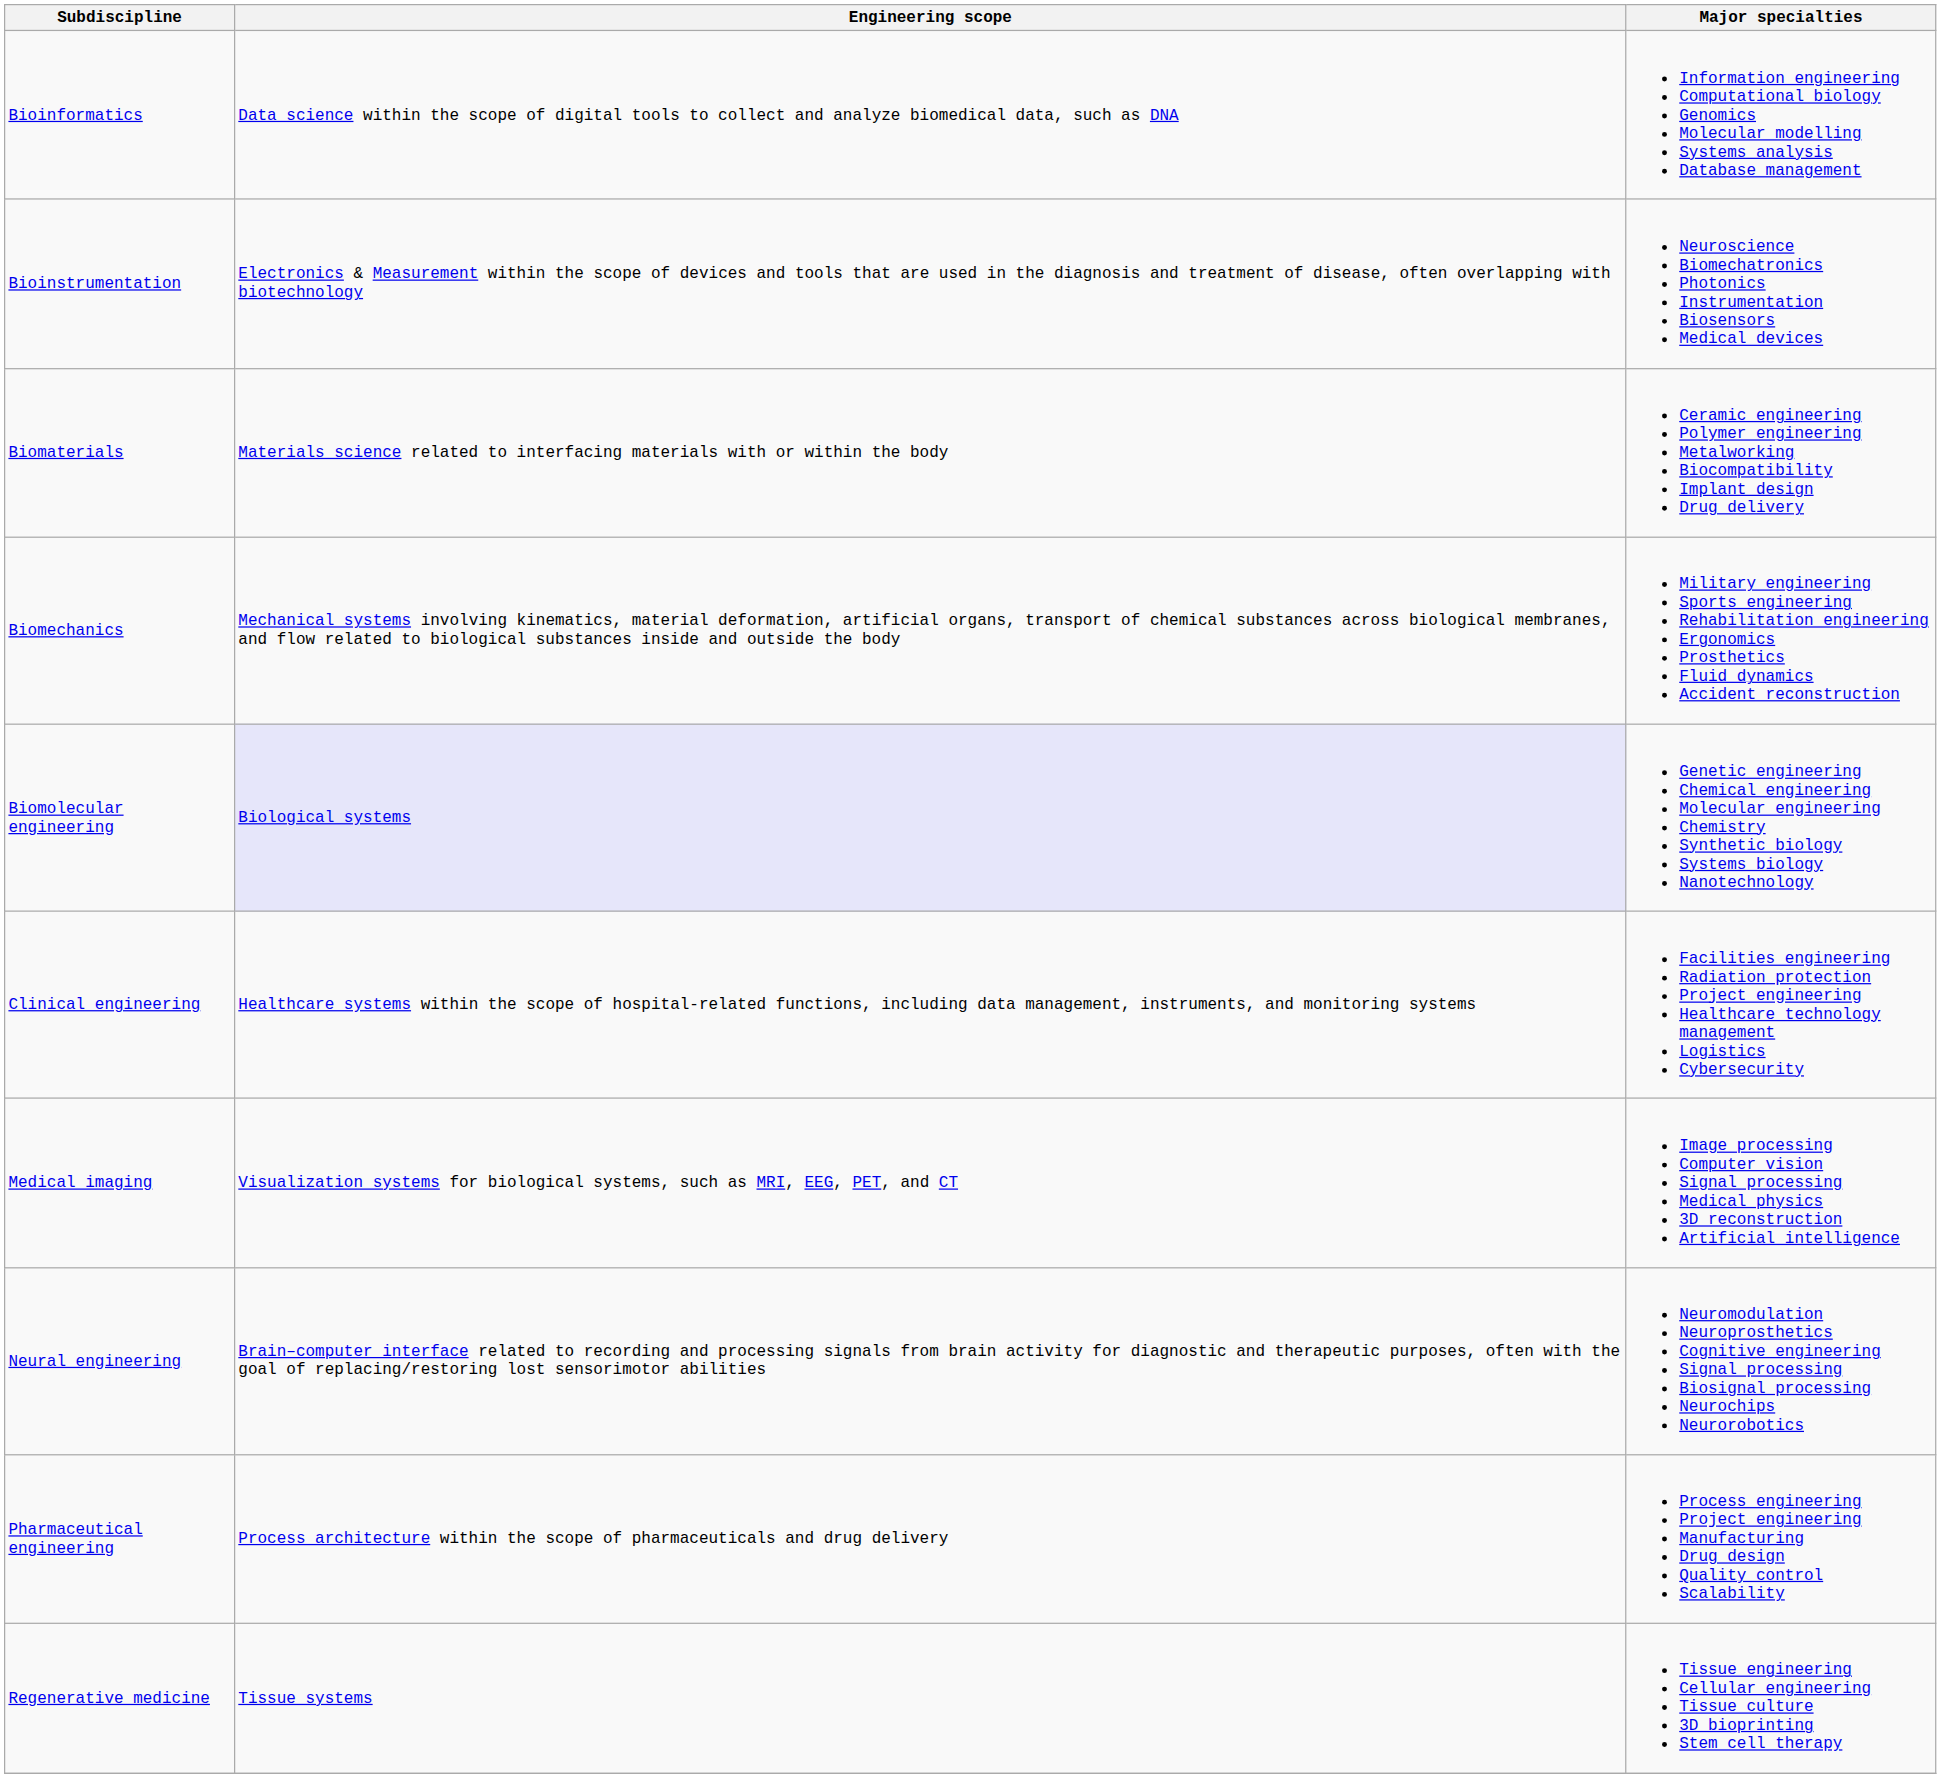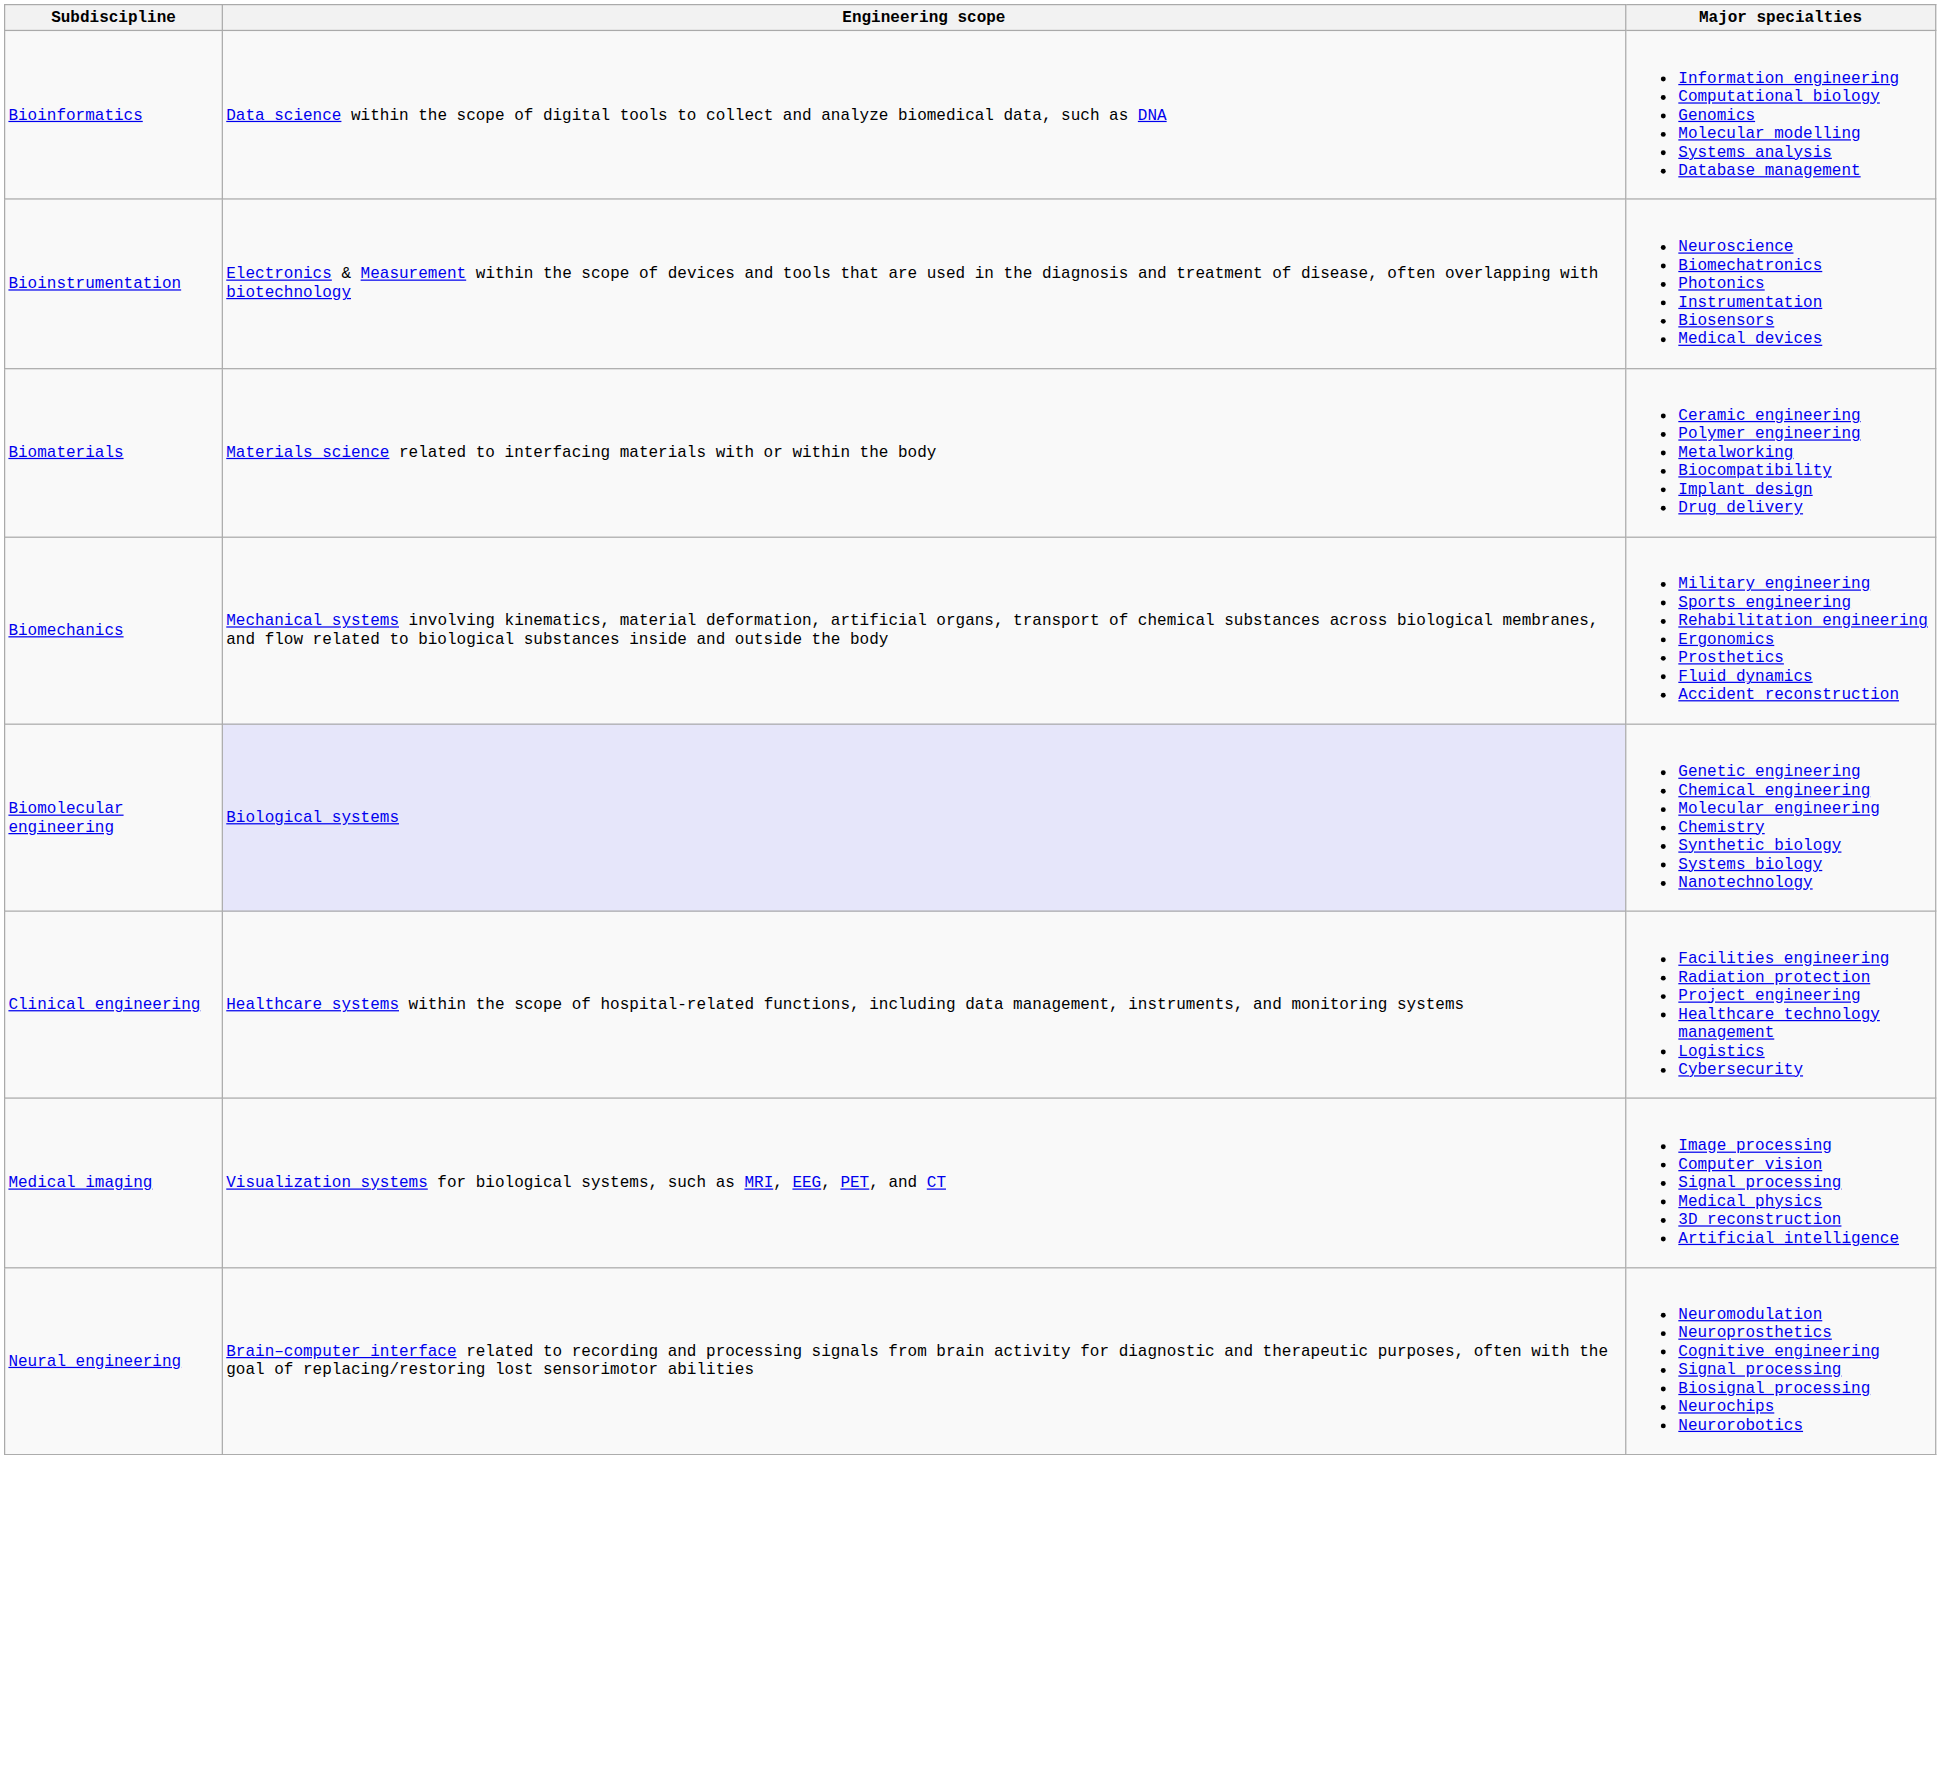- row: (76, 1539)
- row: (109, 1698)
